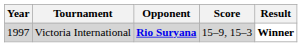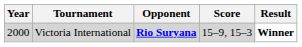(18, 32) 1997 -> (18, 32) 2000
